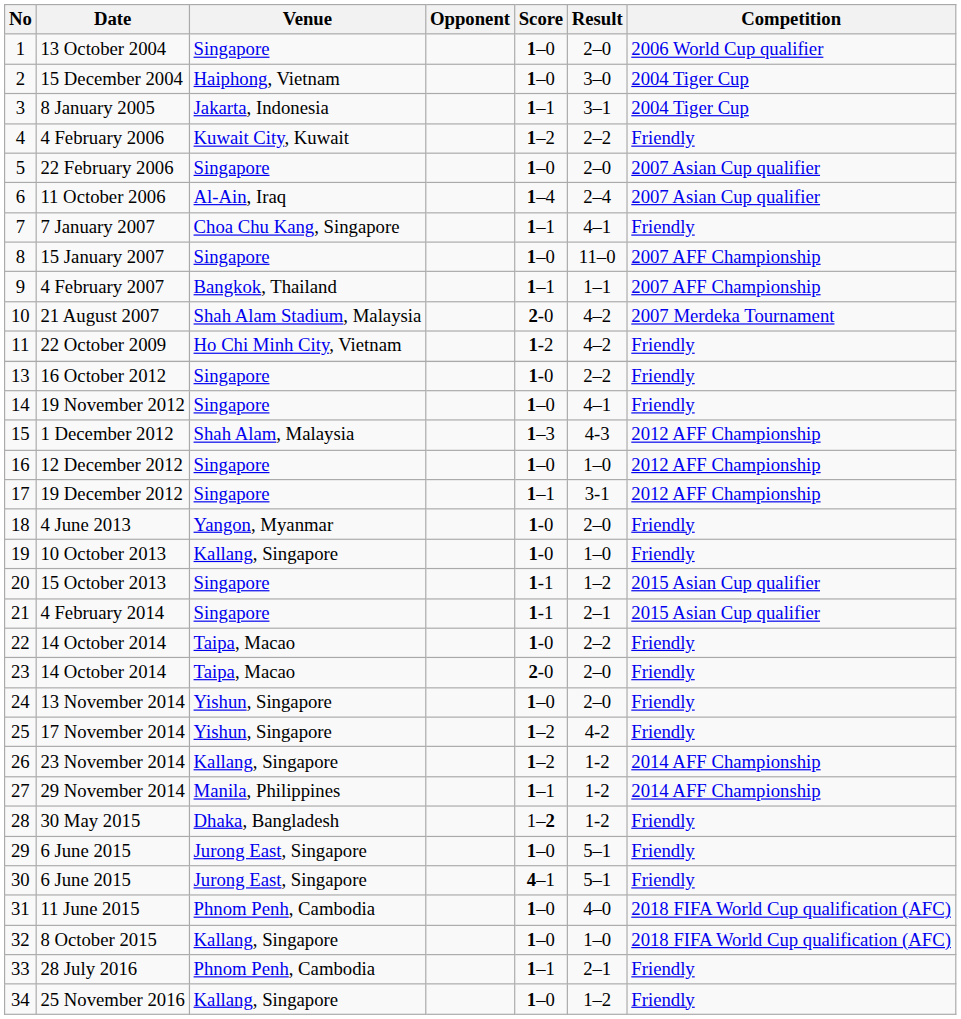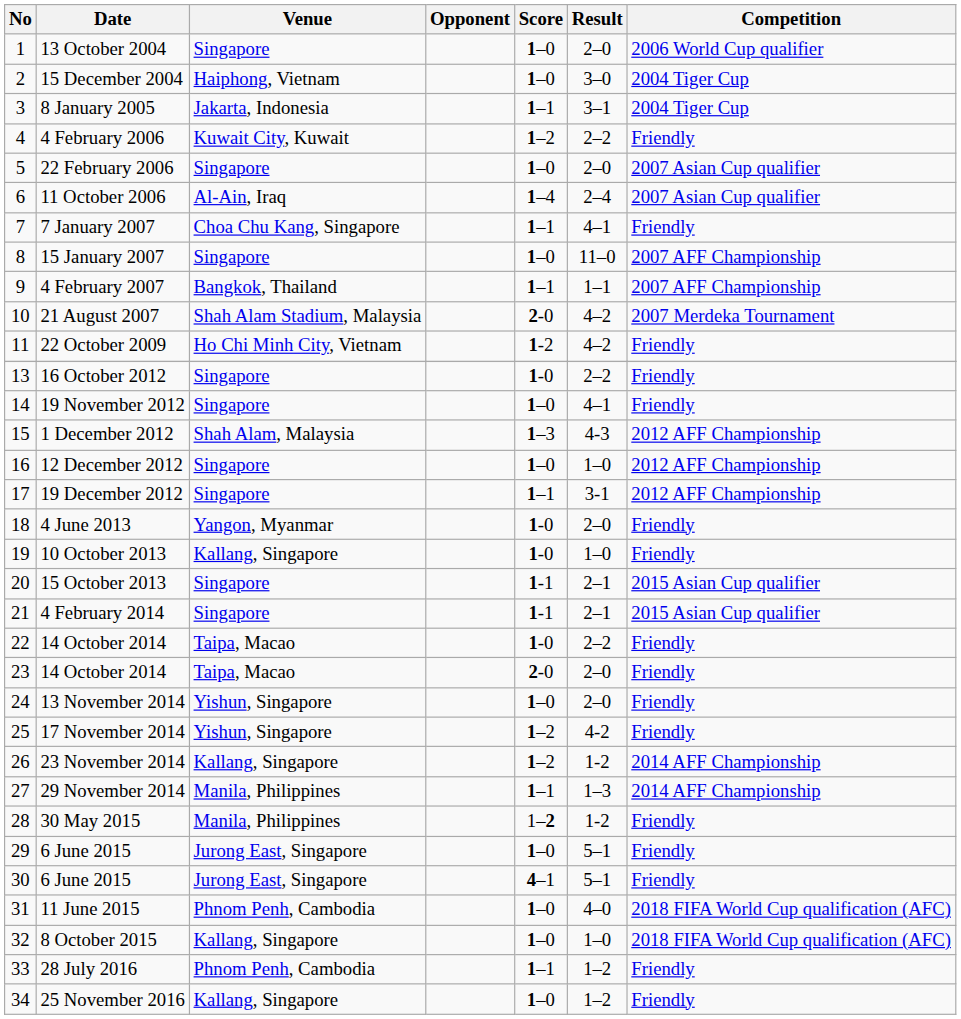(597, 583) 1–2 -> (597, 583) 2–1
(597, 791) 1-2 -> (597, 791) 1–3
(266, 820) Dhaka, Bangladesh -> (267, 820) Manila, Philippines
(597, 969) 2–1 -> (597, 969) 1–2
